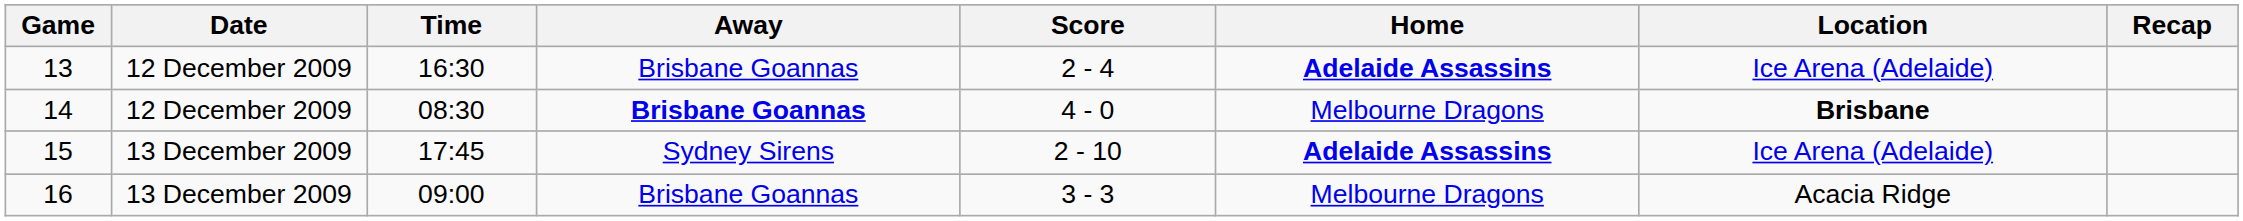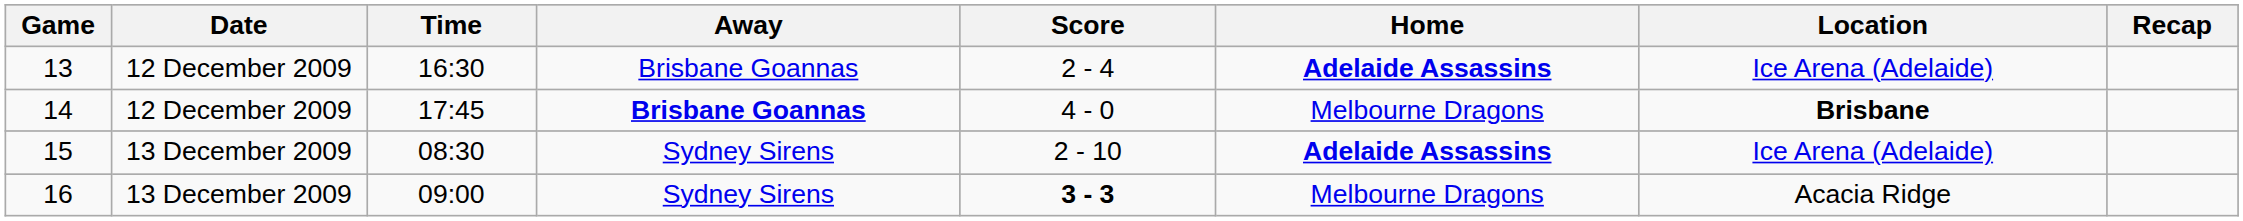(451, 109) 08:30 -> (451, 109) 17:45
(451, 151) 17:45 -> (451, 151) 08:30
(748, 194) Brisbane Goannas -> (748, 194) Sydney Sirens
(1088, 194) normal -> (1088, 194) bold
